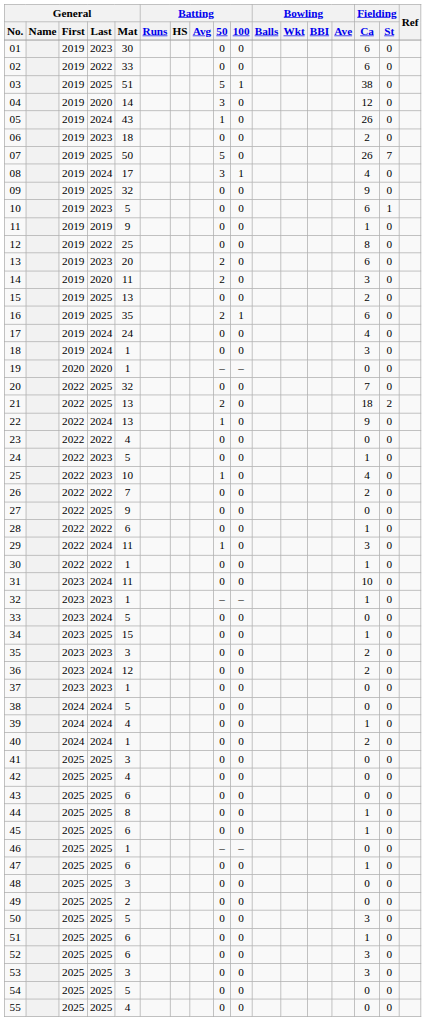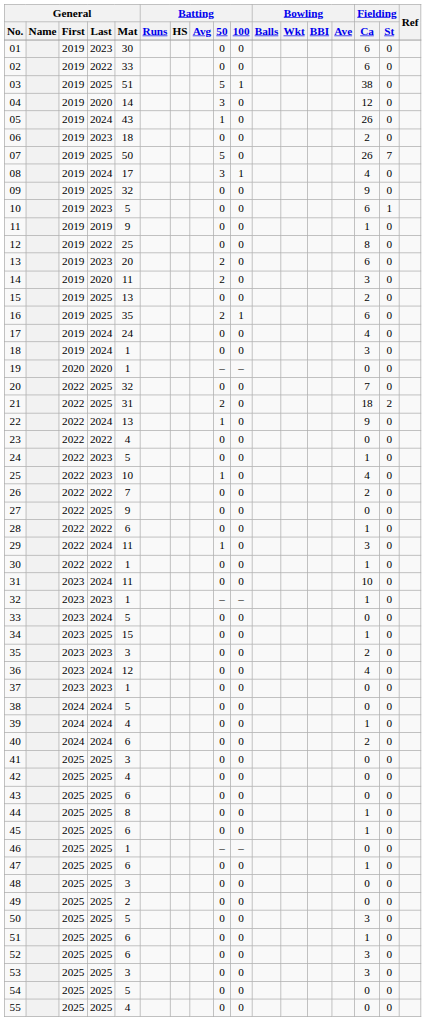(127, 404) 13 -> (127, 404) 31
(367, 670) 2 -> (367, 670) 4
(127, 741) 1 -> (127, 741) 6
